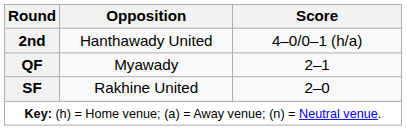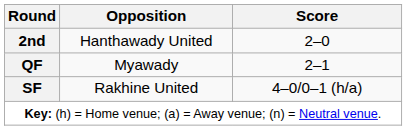(317, 40) 4–0/0–1 (h/a) -> (317, 40) 2–0
(317, 88) 2–0 -> (317, 88) 4–0/0–1 (h/a)
